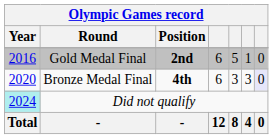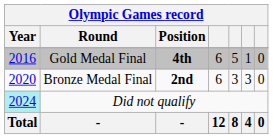(182, 58) 2nd -> (182, 58) 4th
(182, 79) 4th -> (182, 79) 2nd
(261, 79) lavender background -> (261, 79) no background
